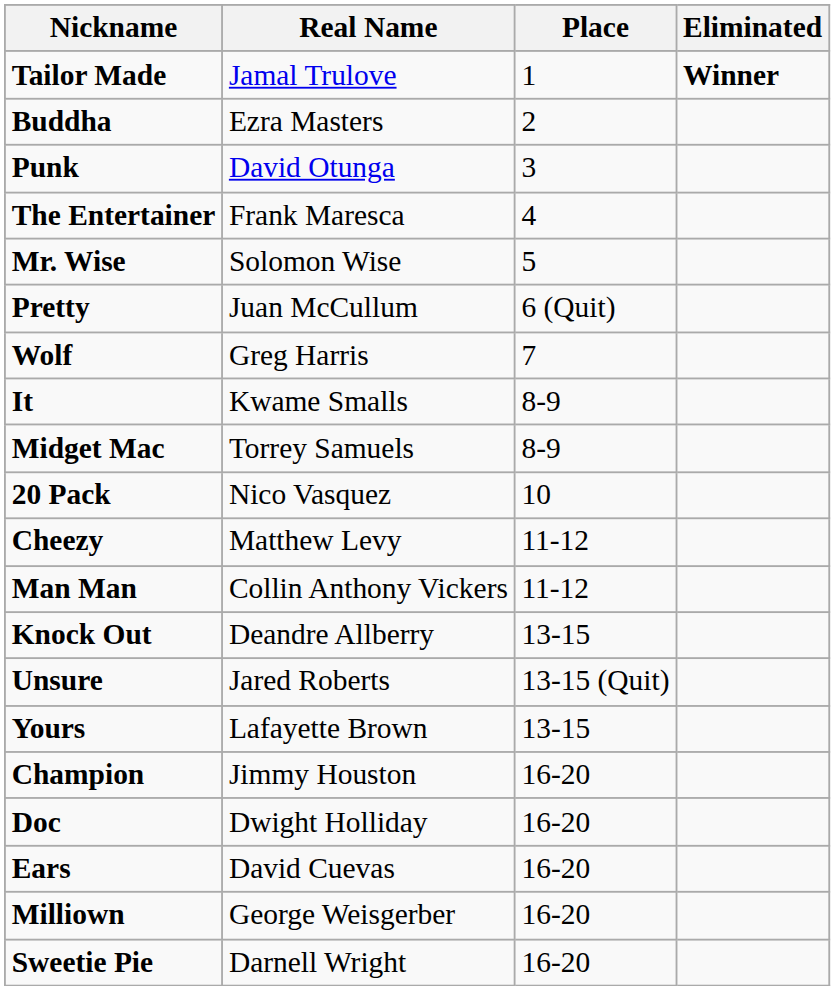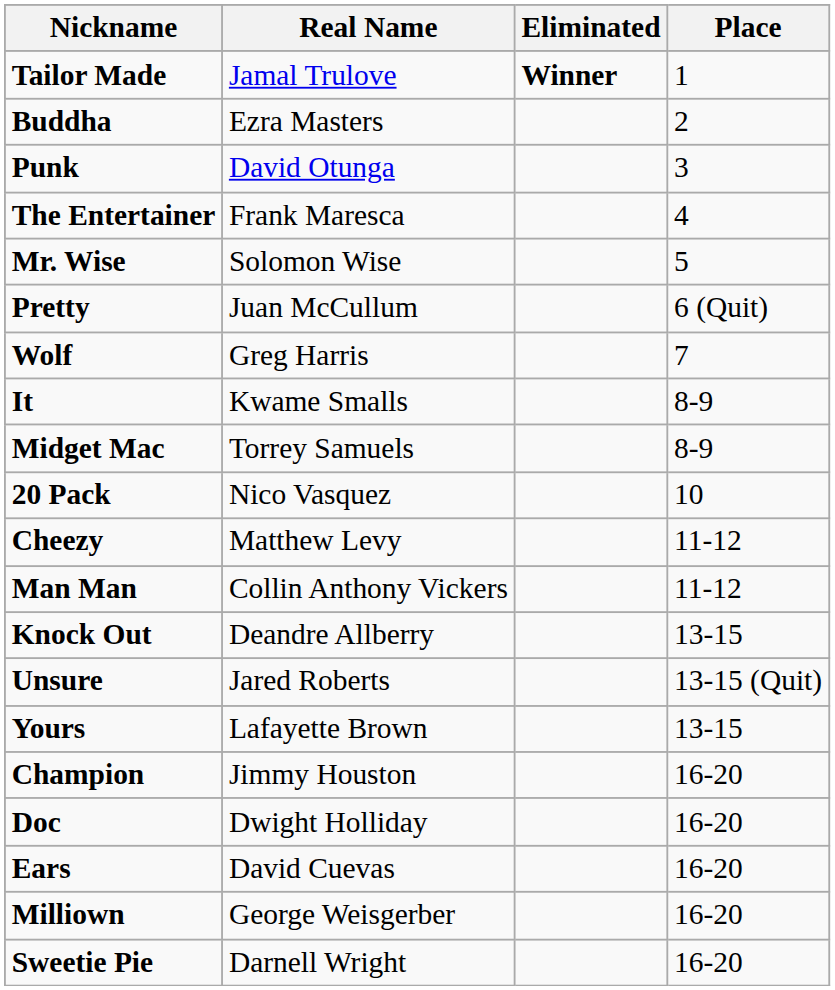columns swapped: (753, 27) <-> (595, 27)
